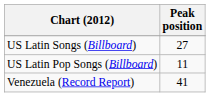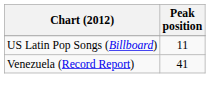- row: (72, 45)
